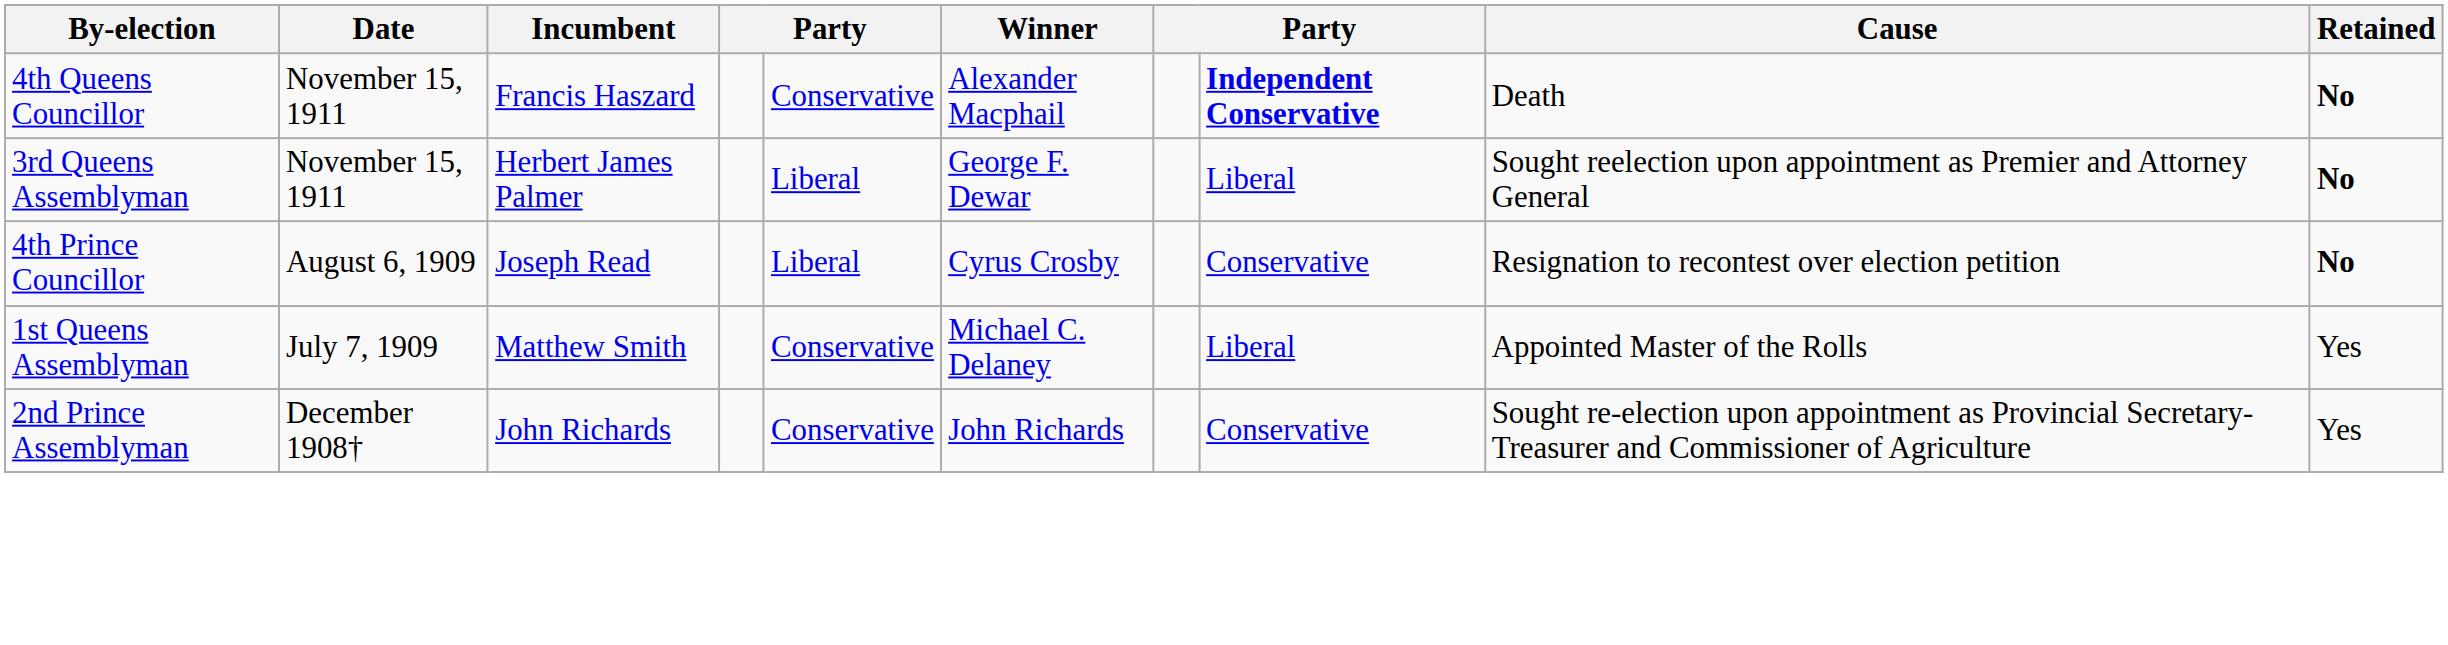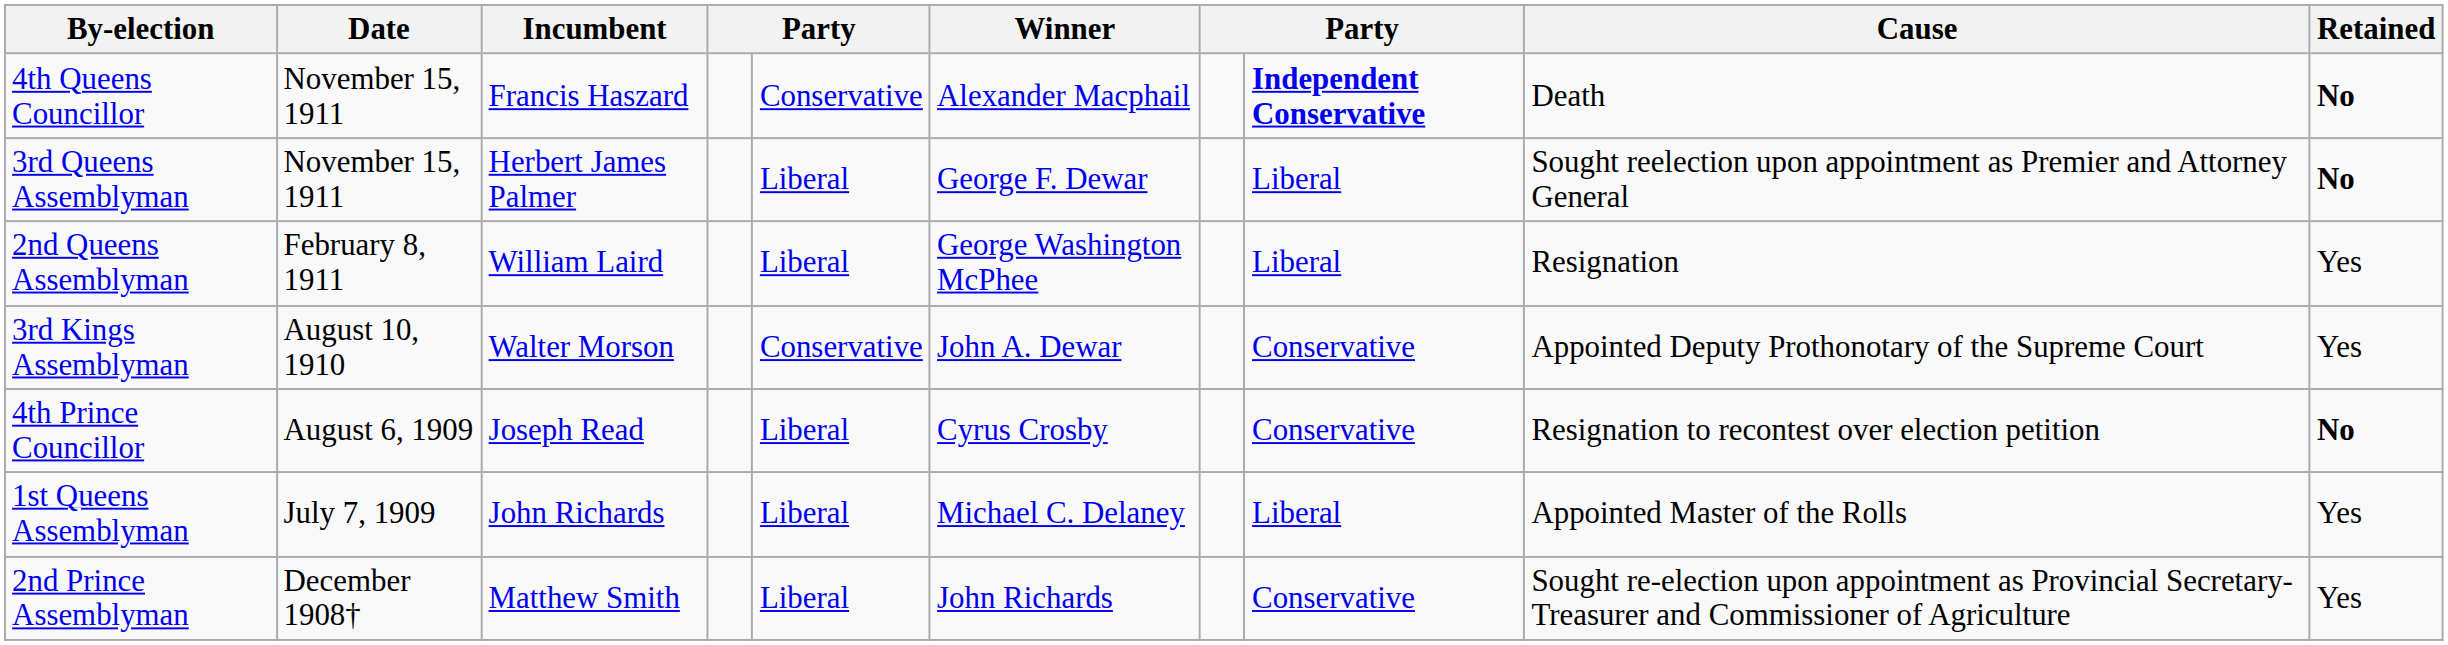+ row: (100, 262)
+ row: (100, 346)
(591, 346) Matthew Smith -> (577, 513) John Richards
(852, 346) Conservative -> (804, 513) Liberal
(583, 430) John Richards -> (584, 597) Matthew Smith
(852, 430) Conservative -> (804, 597) Liberal
